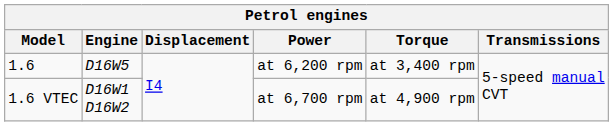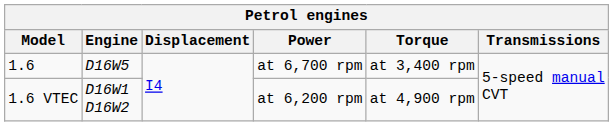(310, 66) at 6,200 rpm -> (310, 66) at 6,700 rpm
(310, 99) at 6,700 rpm -> (310, 99) at 6,200 rpm
